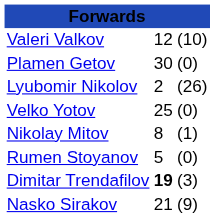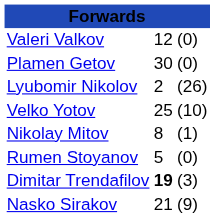(192, 39) (10) -> (187, 39) (0)
(187, 110) (0) -> (192, 110) (10)
